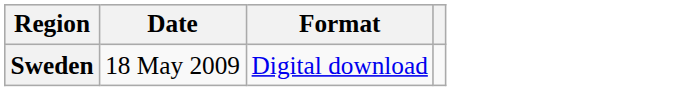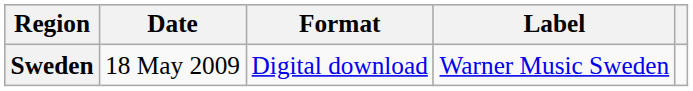+ column: (554, 24)
